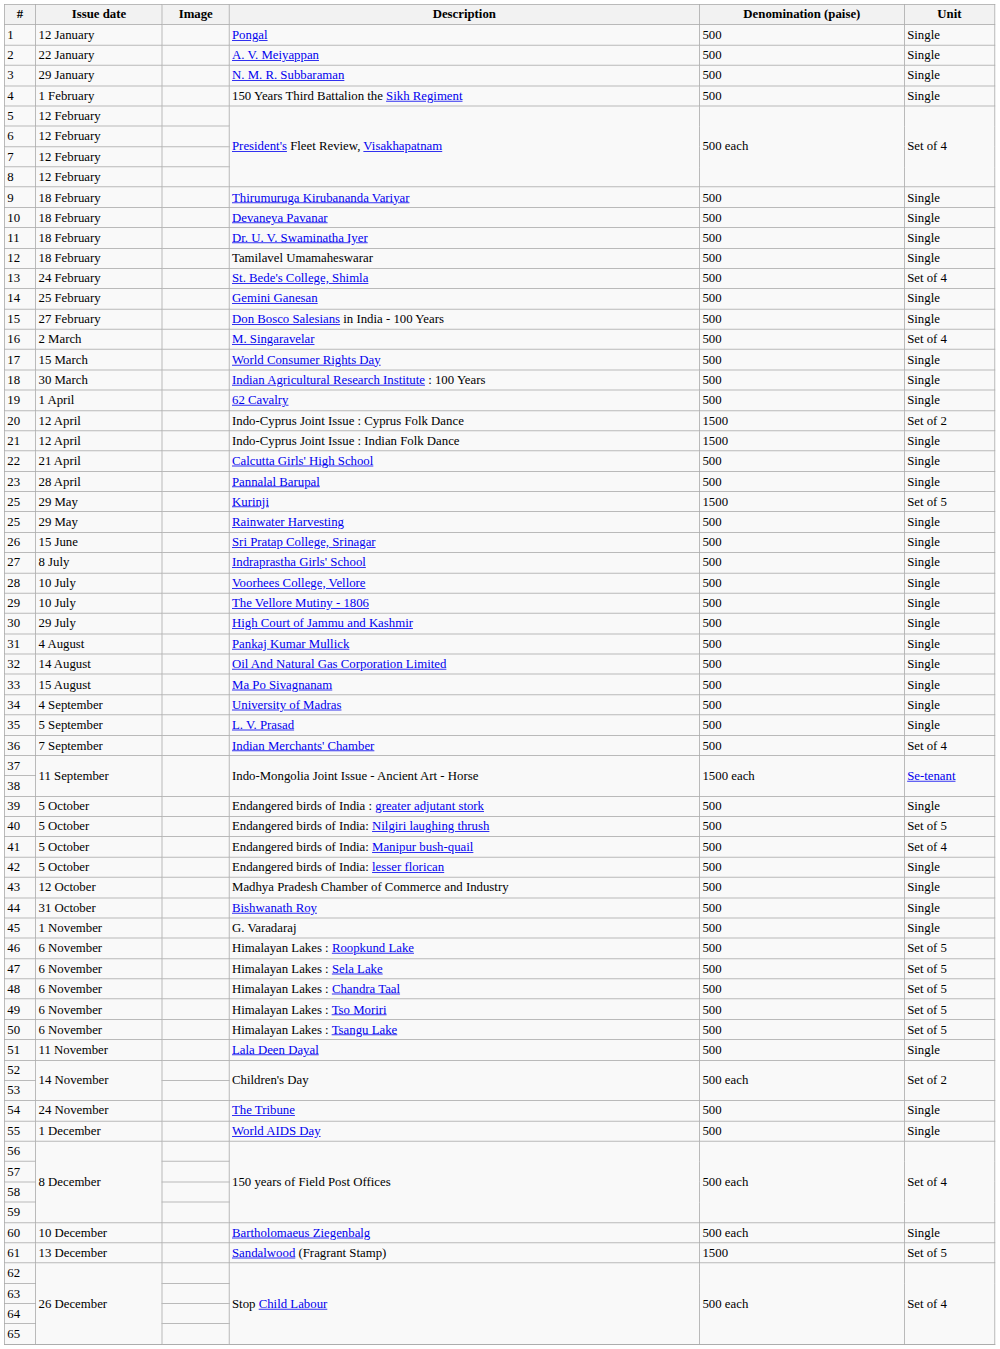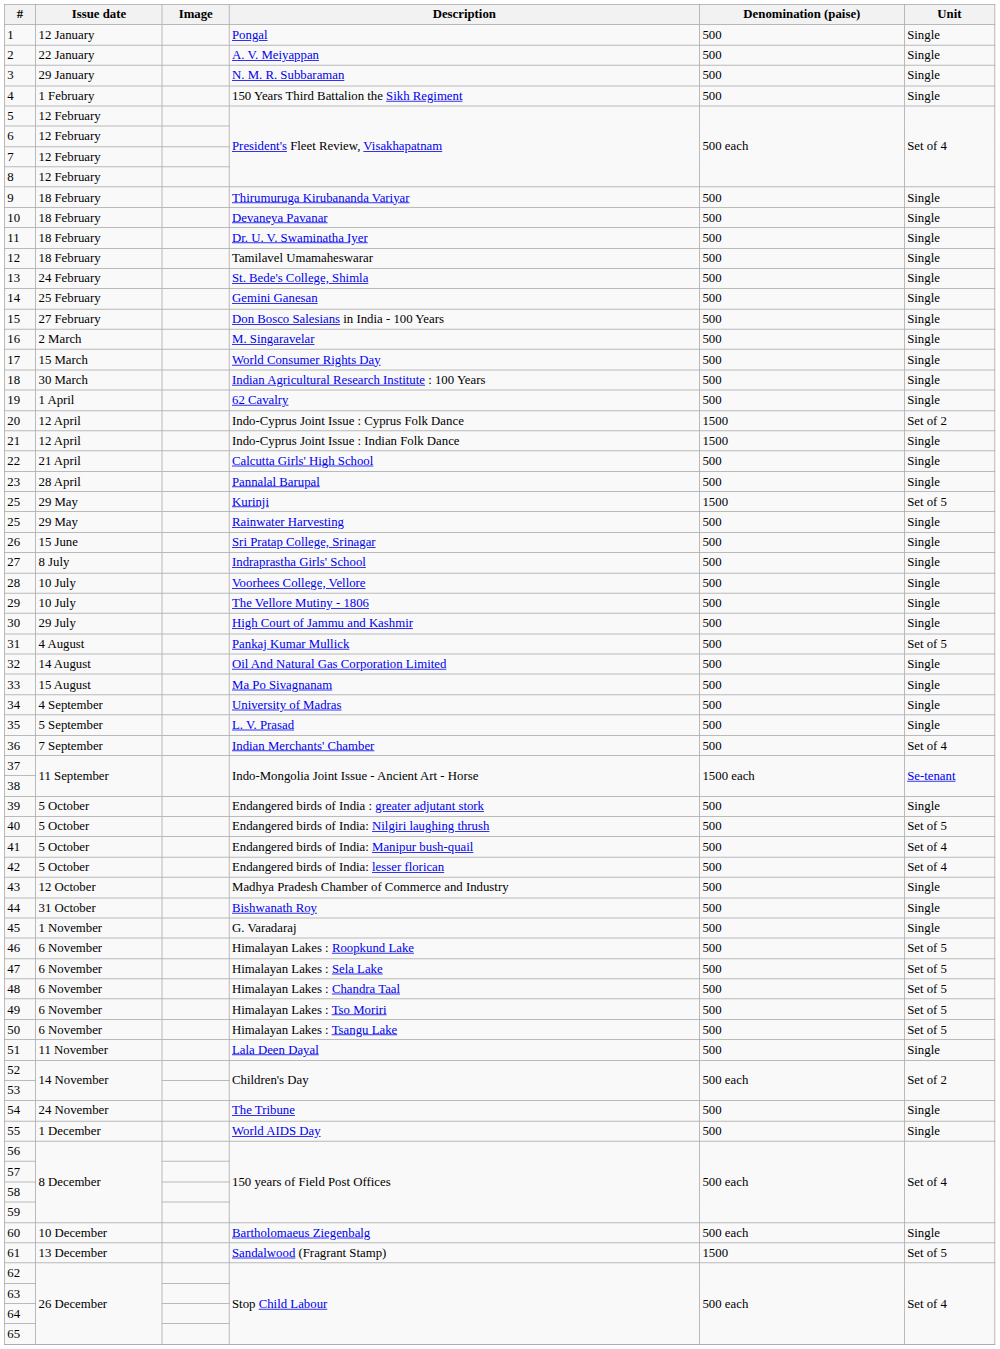(927, 278) Set of 4 -> (924, 278) Single
(927, 339) Set of 4 -> (924, 339) Single
(924, 643) Single -> (927, 643) Set of 5
(924, 867) Single -> (927, 867) Set of 4
